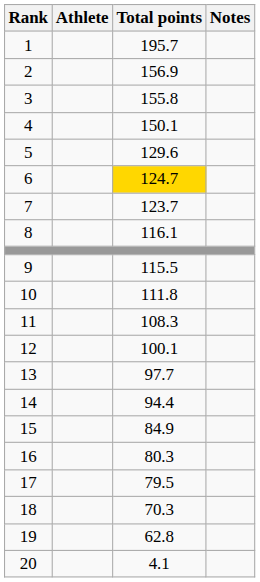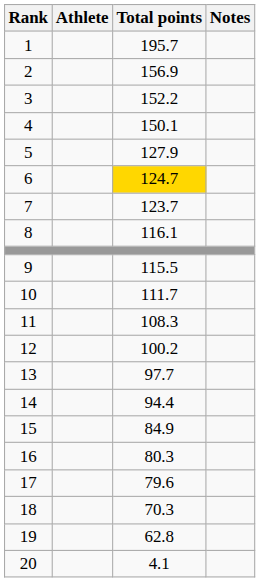(159, 98) 155.8 -> (159, 98) 152.2
(159, 152) 129.6 -> (159, 152) 127.9
(159, 294) 111.8 -> (159, 294) 111.7
(159, 348) 100.1 -> (159, 348) 100.2
(159, 483) 79.5 -> (159, 483) 79.6
